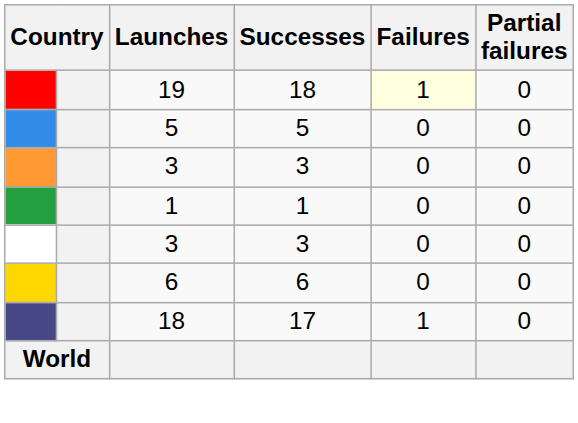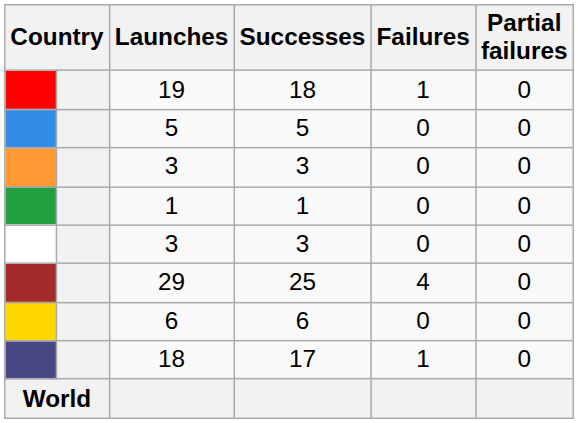(423, 89) lightyellow background -> (423, 89) no background
+ row: (172, 282)
